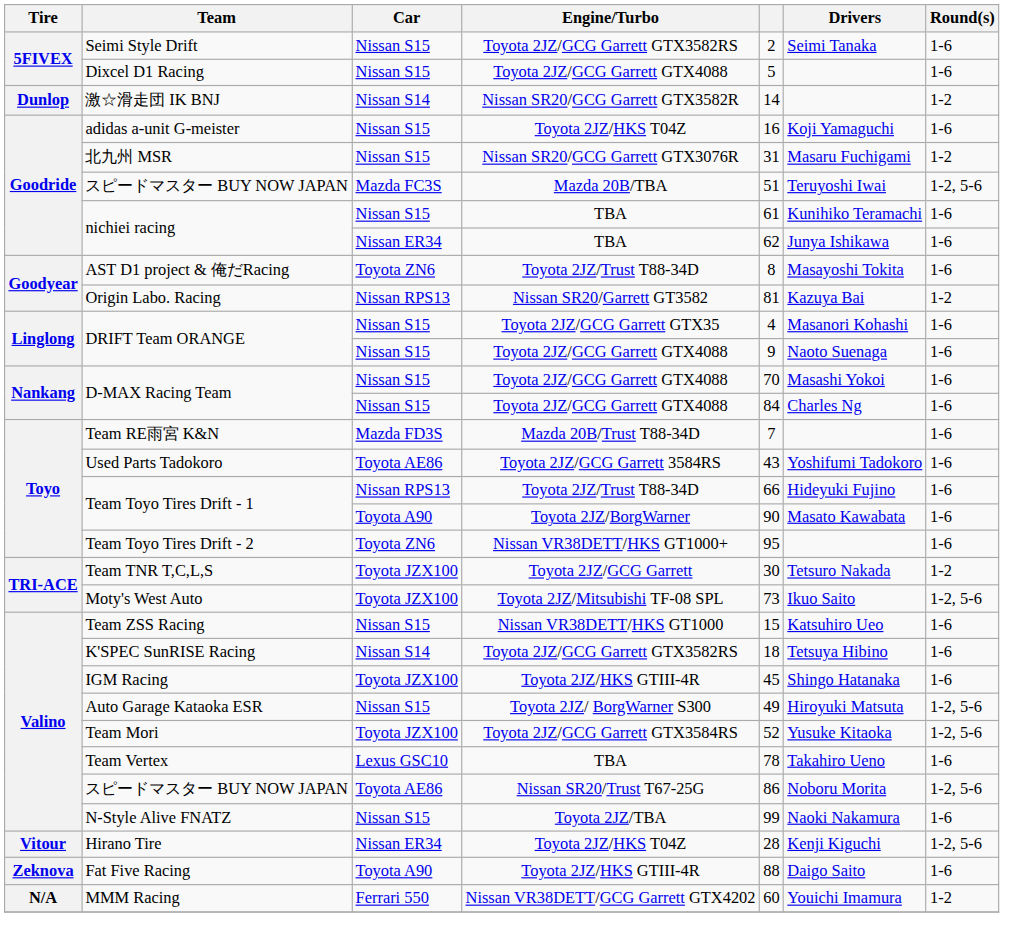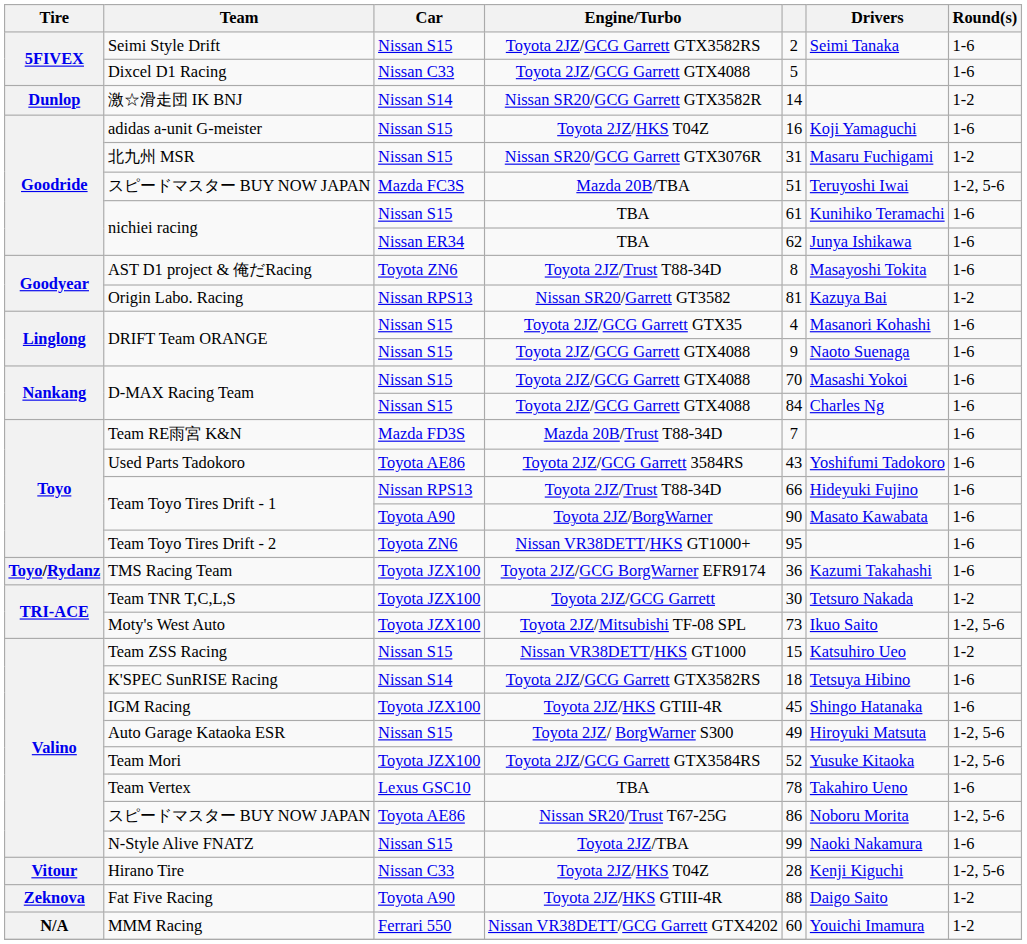(393, 72) Nissan S15 -> (416, 72) Nissan C33
+ row: (170, 571)
(941, 625) 1-6 -> (963, 652) 1-2
(399, 844) Nissan ER34 -> (416, 871) Nissan C33
(941, 871) 1-6 -> (963, 898) 1-2
